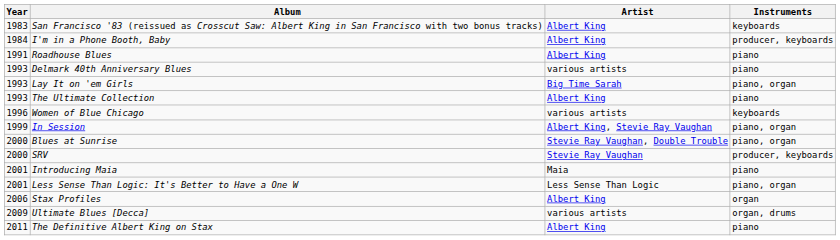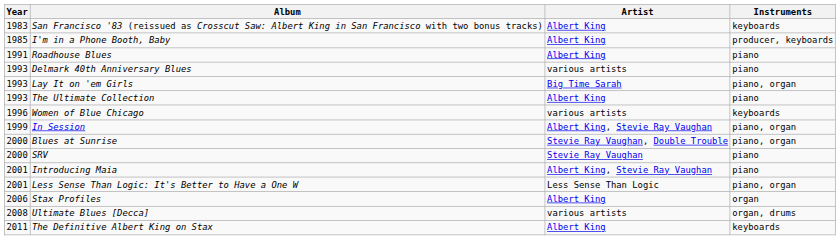(17, 40) 1984 -> (17, 40) 1985
(783, 156) producer, keyboards -> (746, 156) piano
(558, 170) Maia -> (630, 170) Albert King, Stevie Ray Vaughan
(17, 213) 2009 -> (17, 213) 2008
(746, 228) piano -> (756, 228) keyboards
